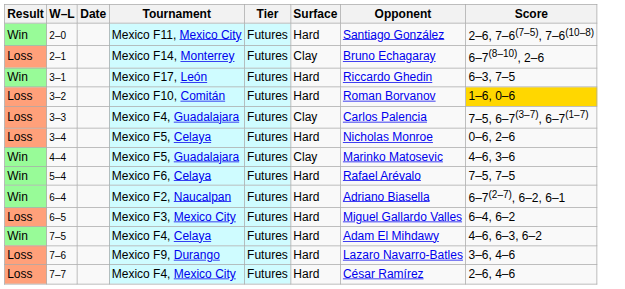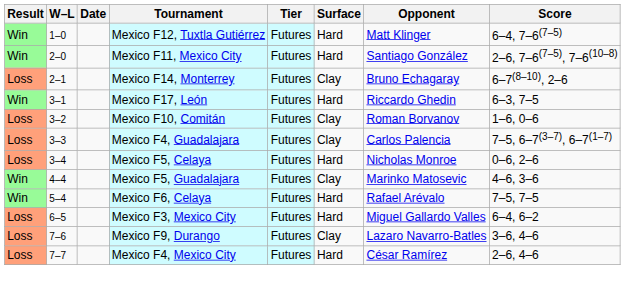+ row: (188, 34)
(306, 96) Hard -> (329, 118) Clay
(492, 96) gold background -> (515, 118) no background
- row: (171, 196)
- row: (161, 236)
(306, 255) Hard -> (329, 236) Clay
